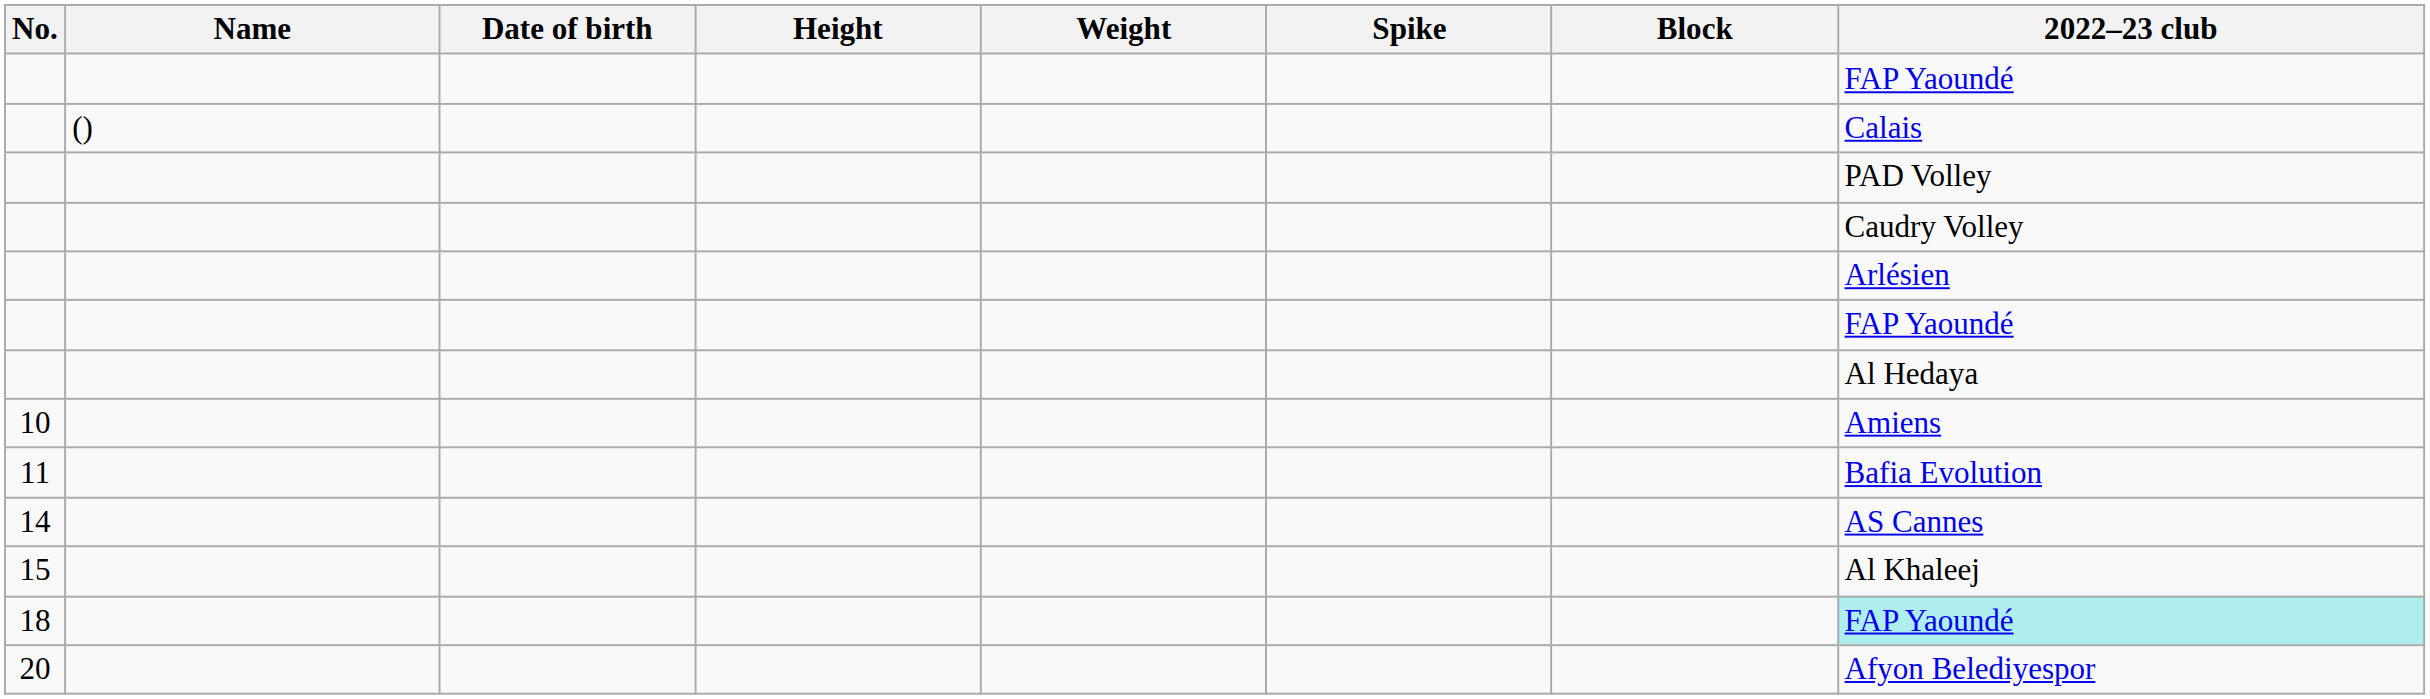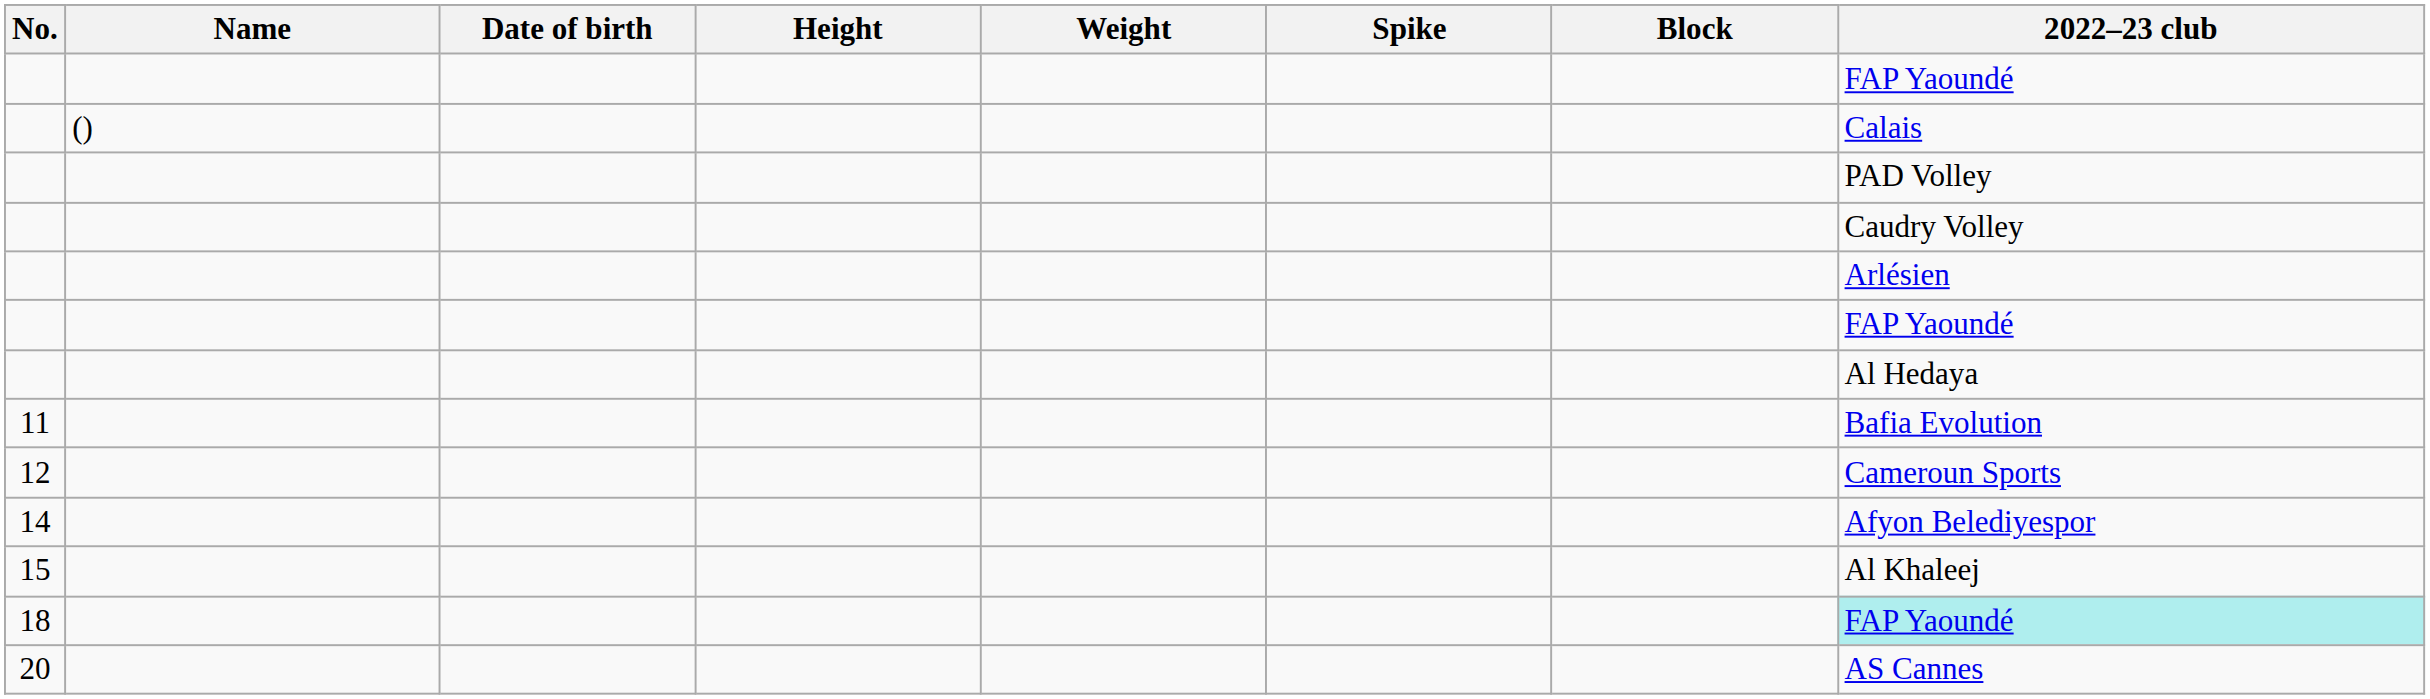- row: (35, 422)
+ row: (35, 472)
(1914, 521) AS Cannes -> (1970, 521) Afyon Belediyespor
(1970, 669) Afyon Belediyespor -> (1914, 669) AS Cannes
